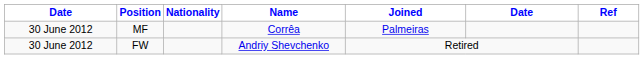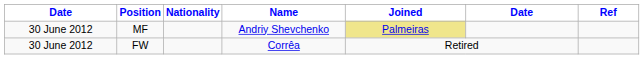(284, 30) Corrêa -> (284, 30) Andriy Shevchenko
(405, 30) no background -> (405, 30) khaki background
(284, 46) Andriy Shevchenko -> (284, 46) Corrêa
